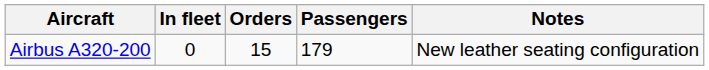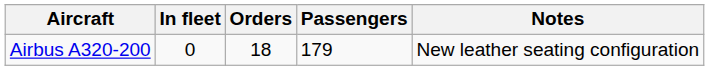(261, 49) 15 -> (261, 49) 18
